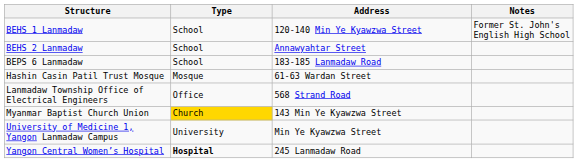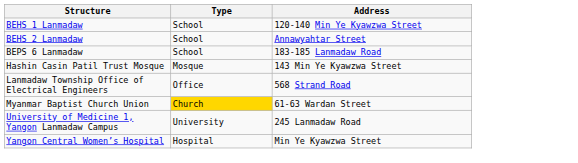- column: (522, 11)
(323, 76) 61-63 Wardan Street -> (338, 66) 143 Min Ye Kyawzwa Street
(338, 113) 143 Min Ye Kyawzwa Street -> (323, 104) 61-63 Wardan Street
(328, 132) Min Ye Kyawzwa Street -> (318, 122) 245 Lanmadaw Road
(193, 151) bold -> (193, 141) normal
(318, 151) 245 Lanmadaw Road -> (328, 141) Min Ye Kyawzwa Street
